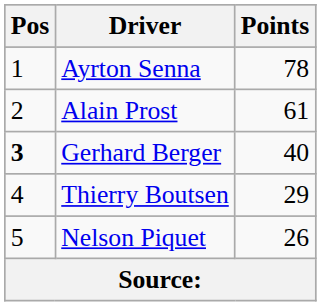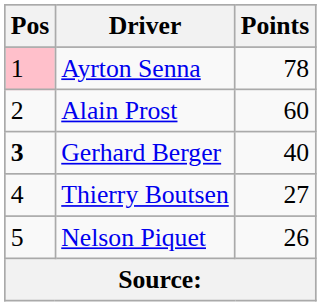(17, 68) no background -> (17, 68) pink background
(296, 110) 61 -> (296, 110) 60
(296, 195) 29 -> (296, 195) 27
